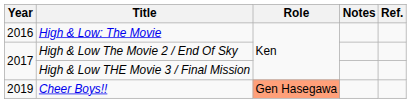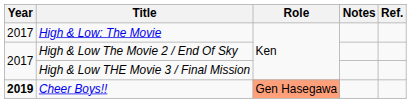(20, 32) 2016 -> (20, 32) 2017
(20, 88) normal -> (20, 88) bold
